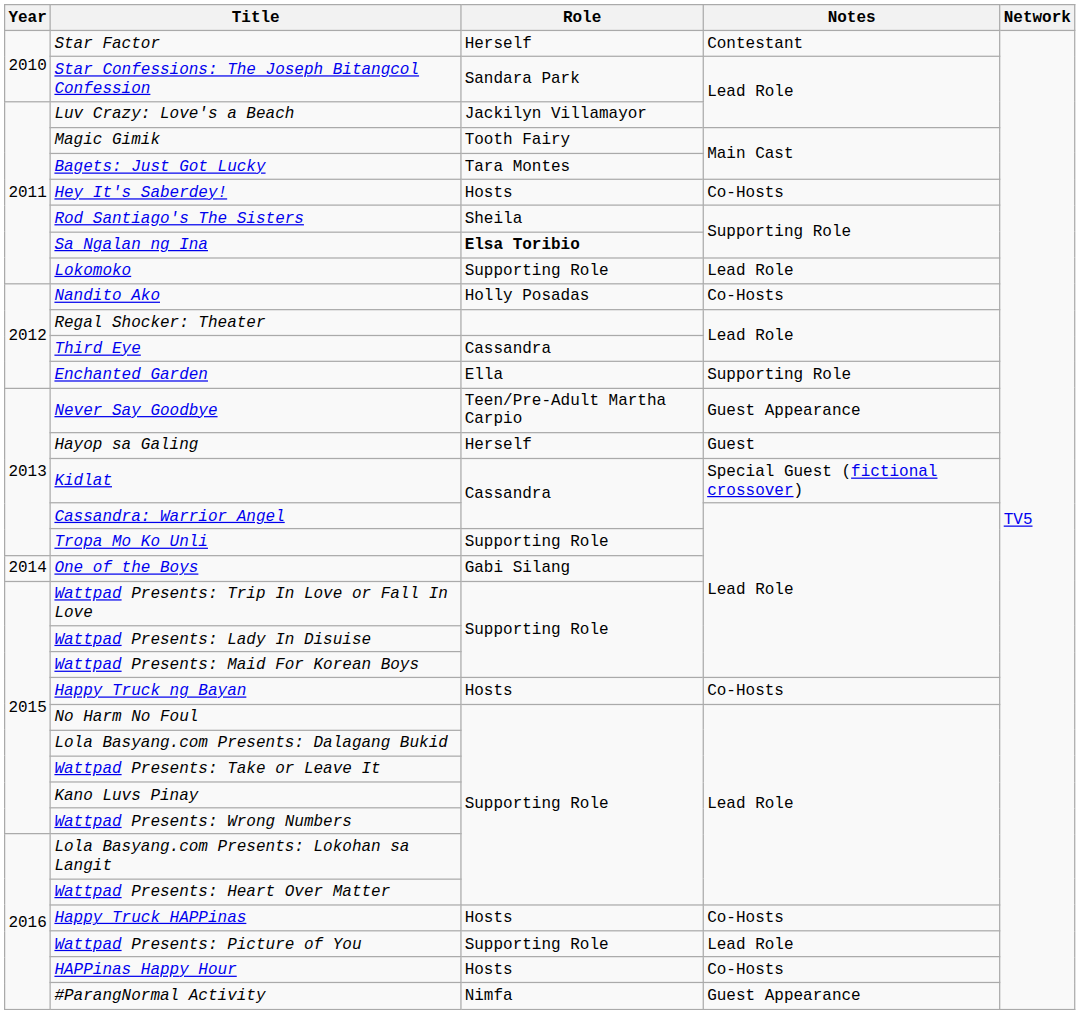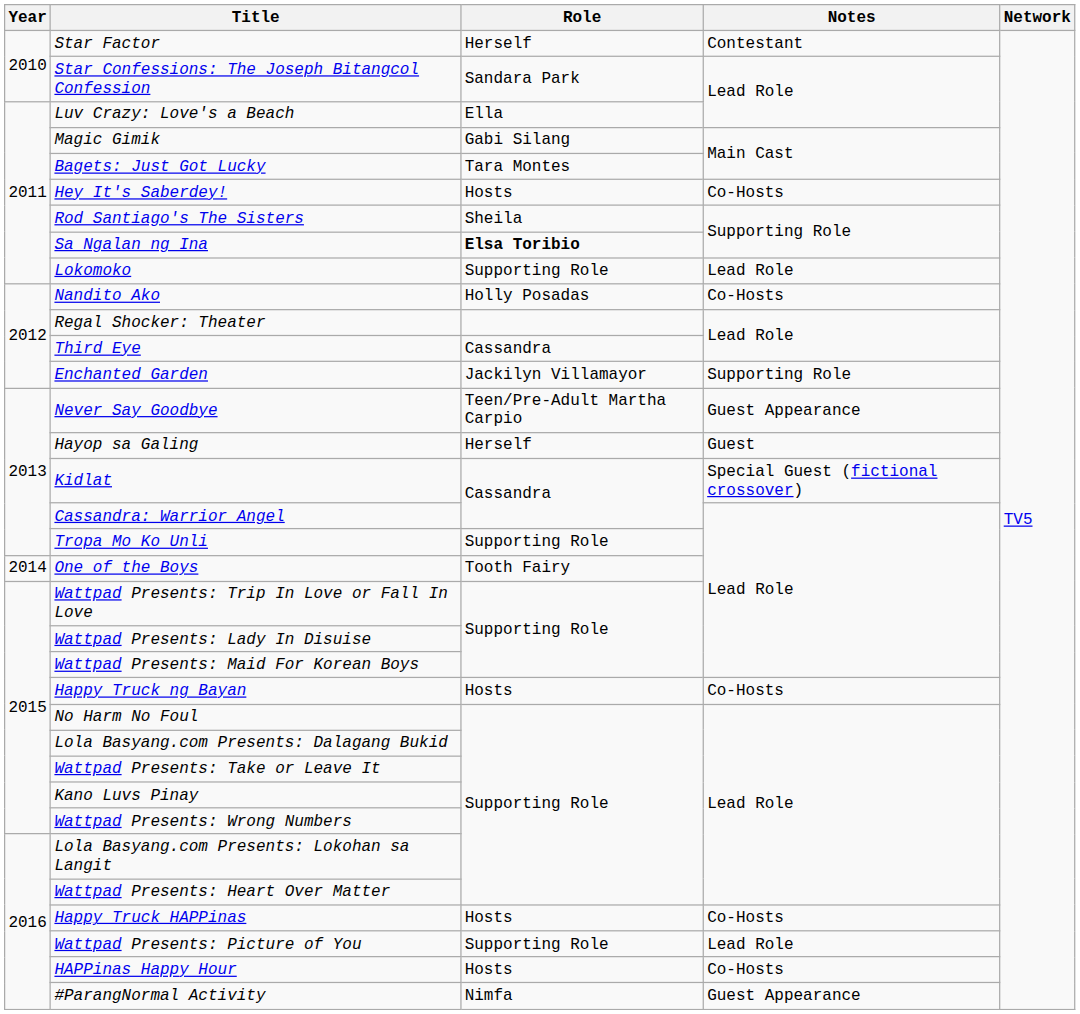(556, 114) Jackilyn Villamayor -> (484, 114) Ella
(517, 140) Tooth Fairy -> (517, 140) Gabi Silang
(484, 375) Ella -> (556, 375) Jackilyn Villamayor
(517, 568) Gabi Silang -> (517, 568) Tooth Fairy
